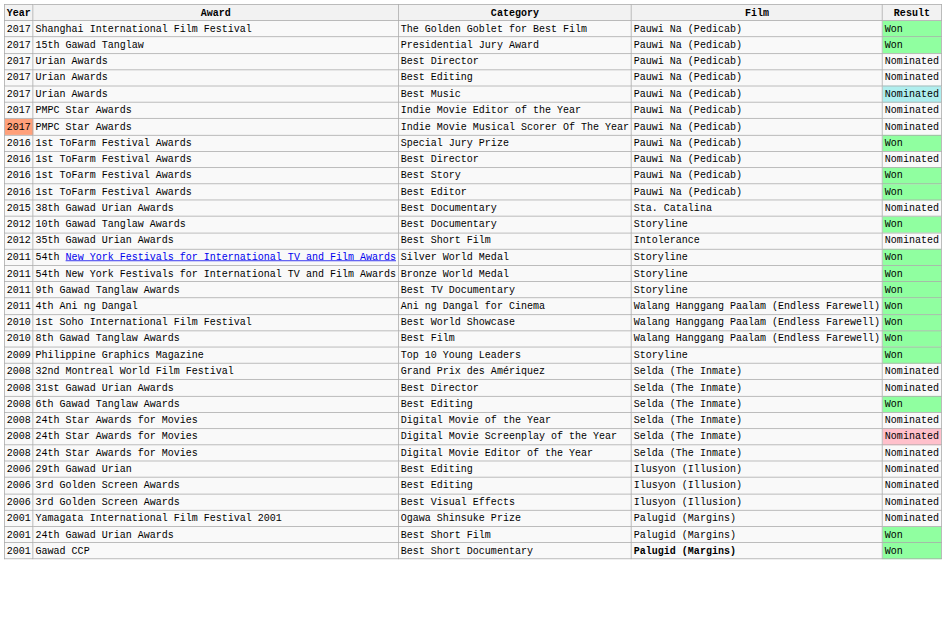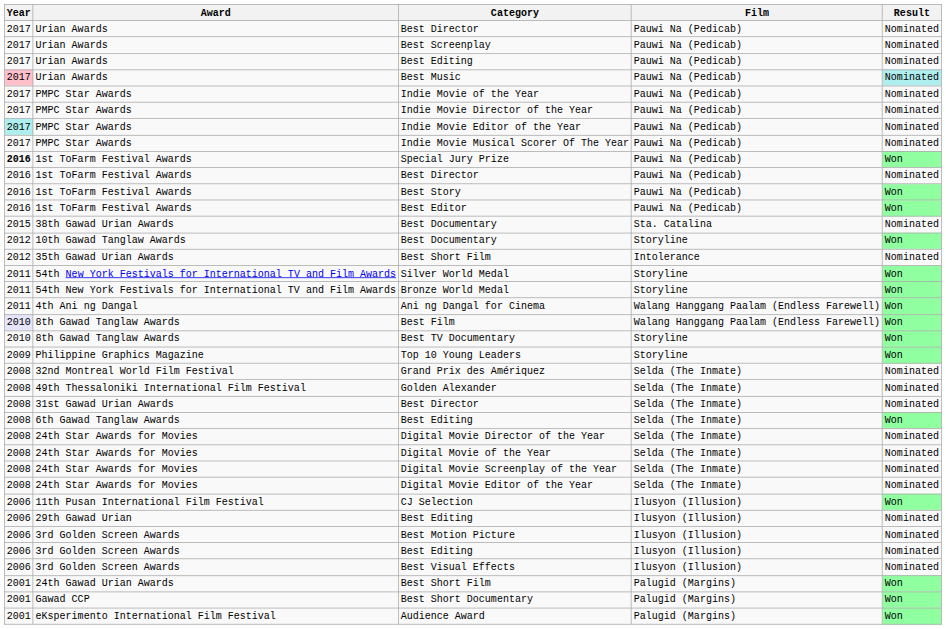- row: (144, 29)
- row: (90, 45)
+ row: (72, 45)
(19, 94) no background -> (19, 78) pink background
+ row: (84, 94)
+ row: (84, 110)
(19, 110) no background -> (19, 127) paleturquoise background
(19, 127) lightsalmon background -> (19, 143) no background
(19, 143) normal -> (19, 159) bold
- row: (108, 290)
- row: (144, 323)
(19, 339) no background -> (19, 323) lavender background
+ row: (108, 339)
+ row: (171, 388)
+ row: (117, 437)
(912, 437) pink background -> (912, 469) no background
+ row: (150, 502)
+ row: (108, 535)
- row: (159, 518)
(685, 551) bold -> (685, 600) normal
+ row: (156, 616)
